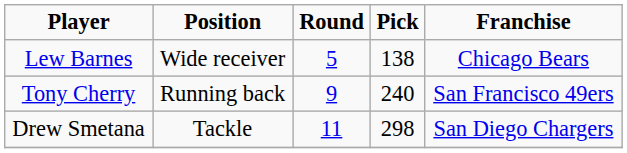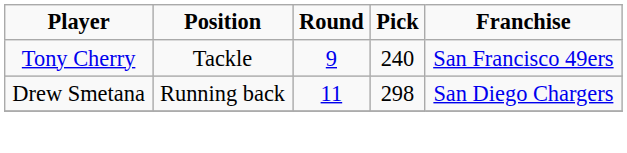- row: (79, 57)
(223, 93) Running back -> (223, 57) Tackle
(223, 128) Tackle -> (223, 93) Running back
